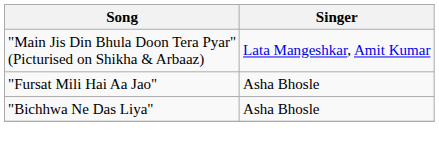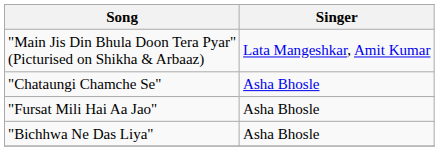+ row: (85, 84)
